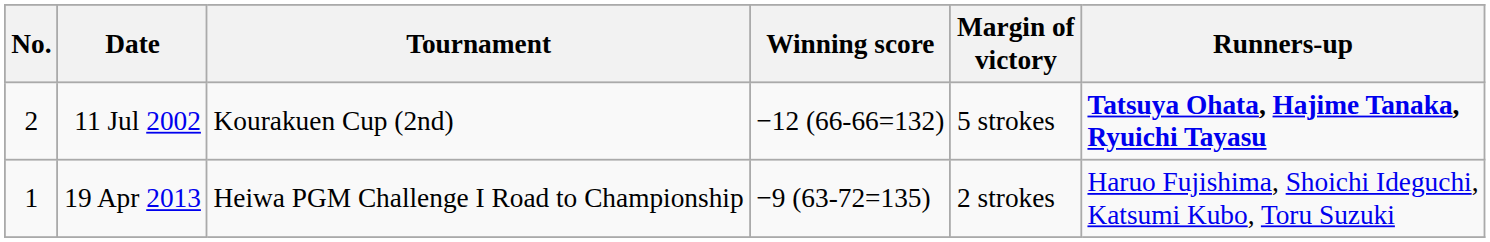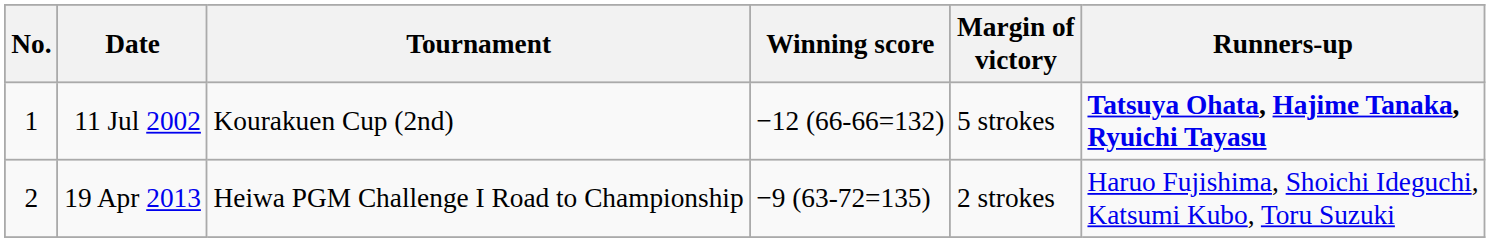(31, 120) 2 -> (31, 120) 1
(31, 198) 1 -> (31, 198) 2
